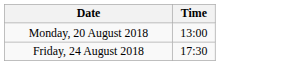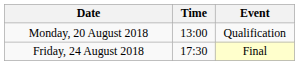+ column: (255, 13)
